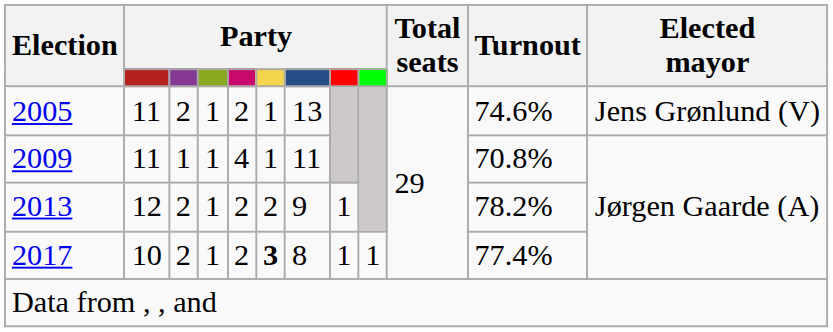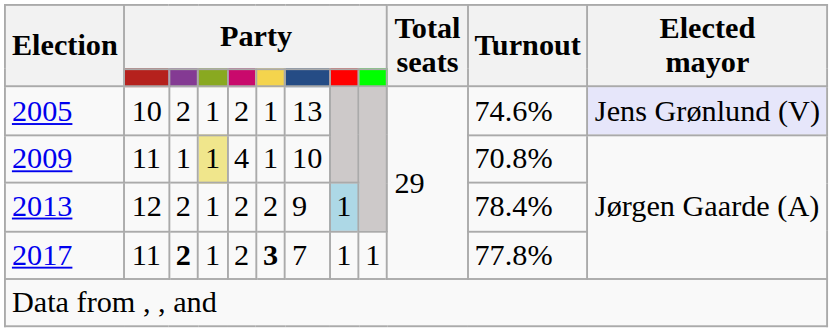(146, 110) 11 -> (147, 110) 10
(707, 110) no background -> (707, 110) lavender background
(212, 158) no background -> (212, 158) khaki background
(307, 158) 11 -> (307, 158) 10
(344, 206) no background -> (344, 206) lightblue background
(514, 206) 78.2% -> (514, 206) 78.4%
(147, 254) 10 -> (146, 254) 11
(183, 254) normal -> (183, 254) bold
(300, 254) 8 -> (300, 254) 7
(514, 254) 77.4% -> (514, 254) 77.8%
